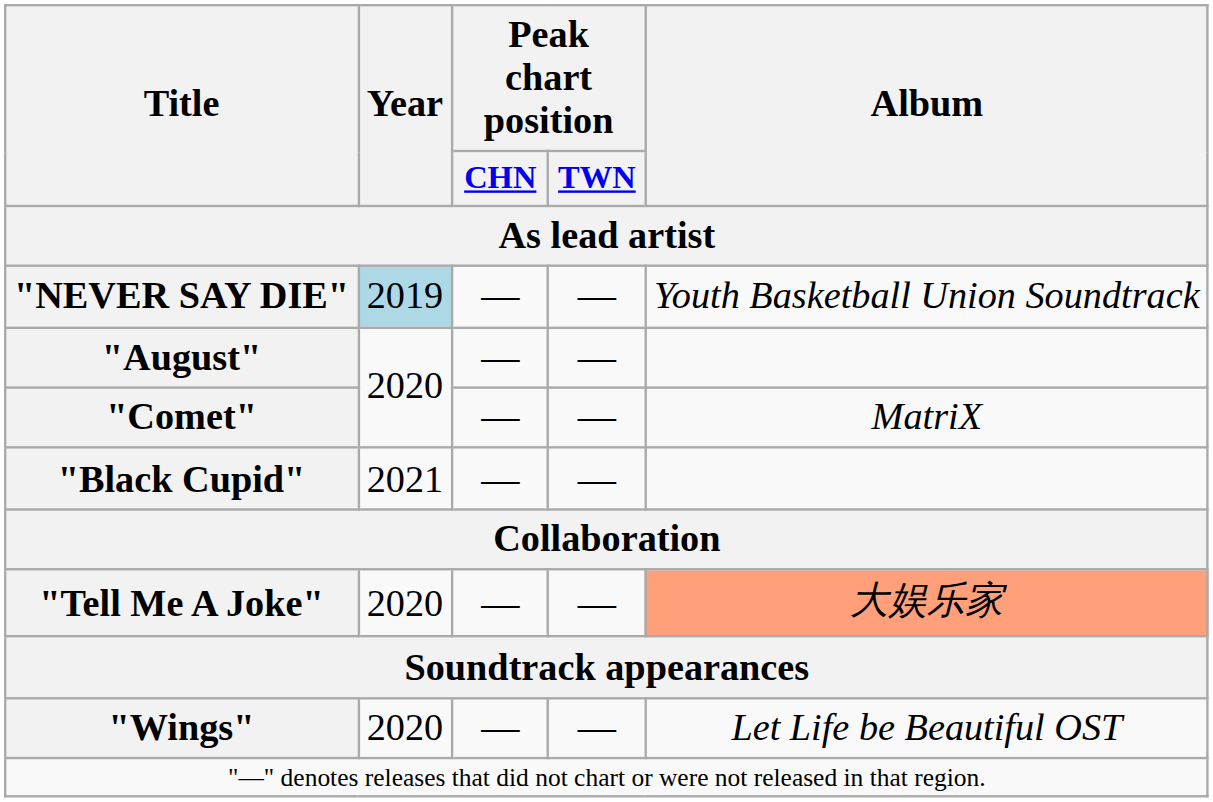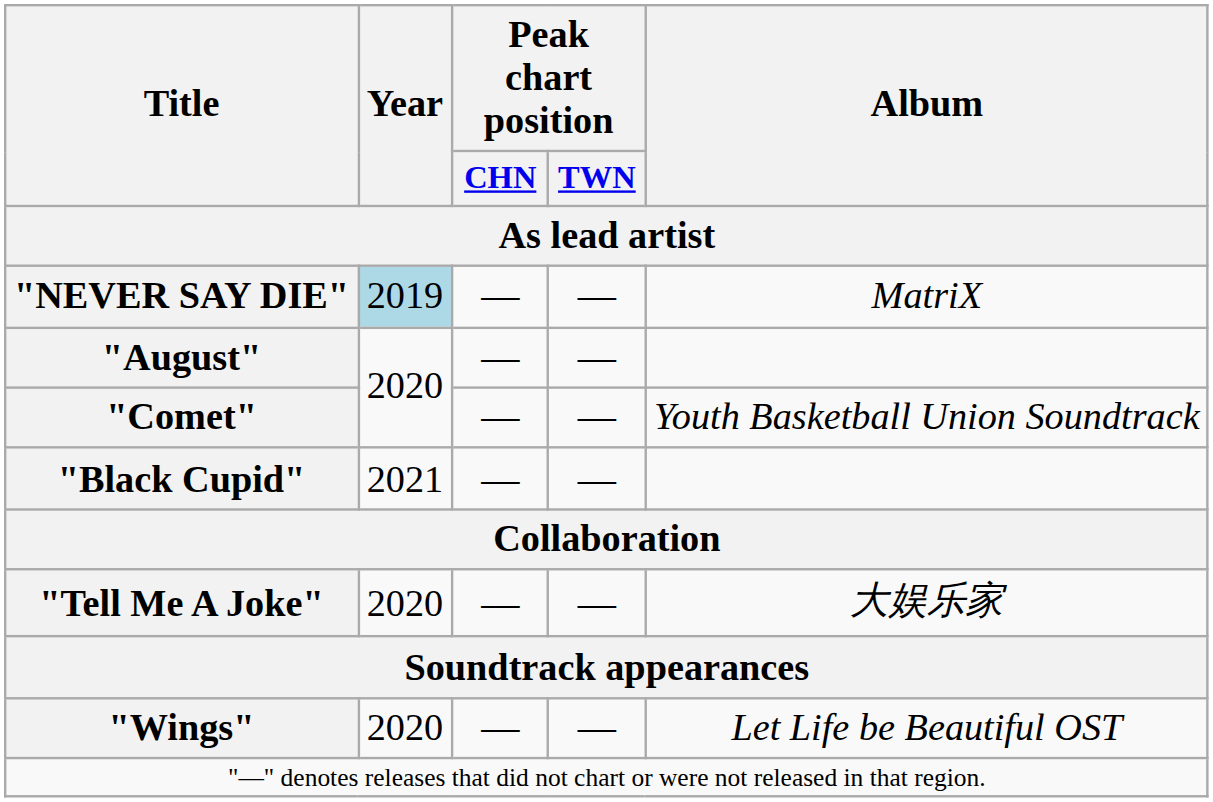(927, 295) Youth Basketball Union Soundtrack -> (927, 295) MatriX
(927, 417) MatriX -> (927, 417) Youth Basketball Union Soundtrack
(927, 601) lightsalmon background -> (927, 601) no background
